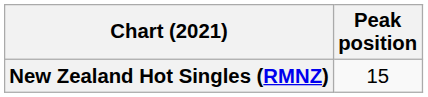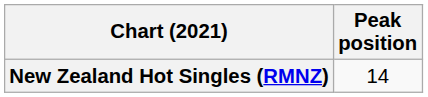(378, 75) 15 -> (378, 75) 14
